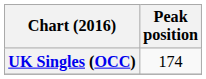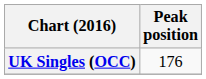(171, 61) 174 -> (171, 61) 176
